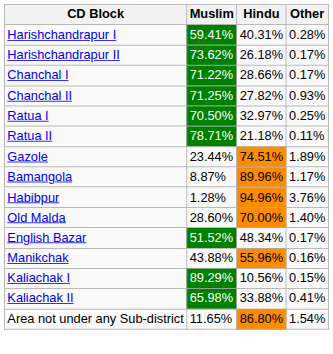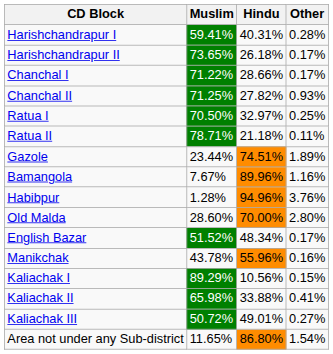(211, 55) 73.62% -> (211, 55) 73.65%
(208, 177) 8.87% -> (208, 177) 7.67%
(307, 177) 1.17% -> (307, 177) 1.16%
(307, 217) 1.40% -> (307, 217) 2.80%
(211, 258) 43.88% -> (211, 258) 43.78%
+ row: (42, 319)
